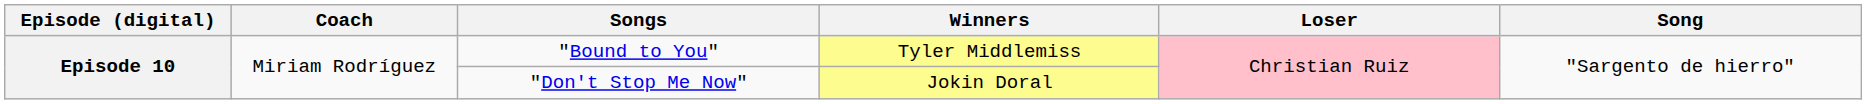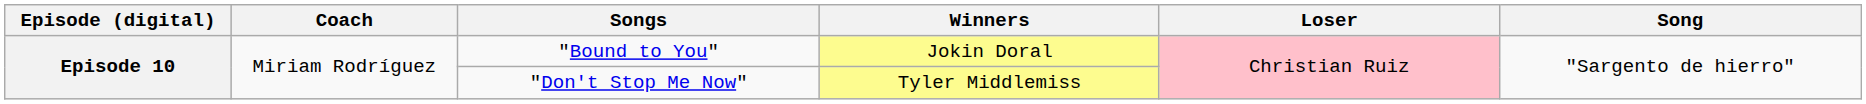(990, 51) Tyler Middlemiss -> (990, 51) Jokin Doral
(990, 83) Jokin Doral -> (990, 83) Tyler Middlemiss
